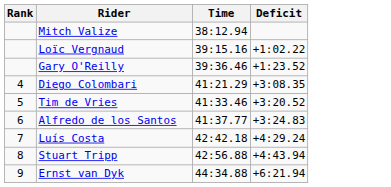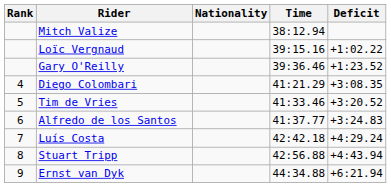+ column: (231, 13)
